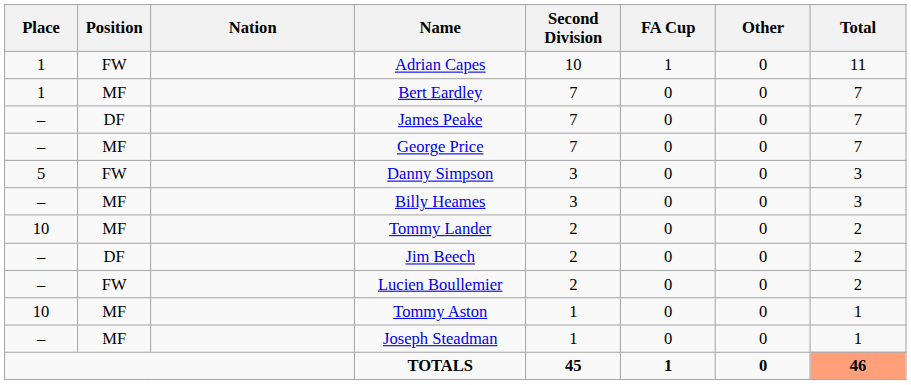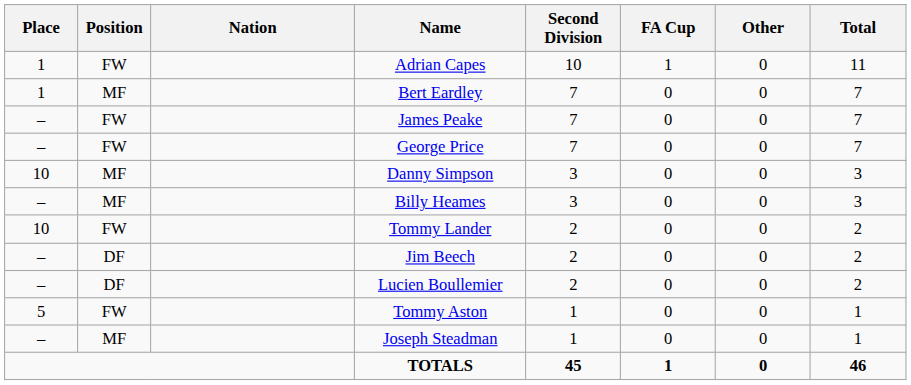(114, 119) DF -> (114, 119) FW
(114, 147) MF -> (114, 147) FW
(41, 174) 5 -> (41, 174) 10
(114, 174) FW -> (114, 174) MF
(114, 229) MF -> (114, 229) FW
(114, 283) FW -> (114, 283) DF
(41, 311) 10 -> (41, 311) 5
(114, 311) MF -> (114, 311) FW
(858, 365) lightsalmon background -> (858, 365) no background
